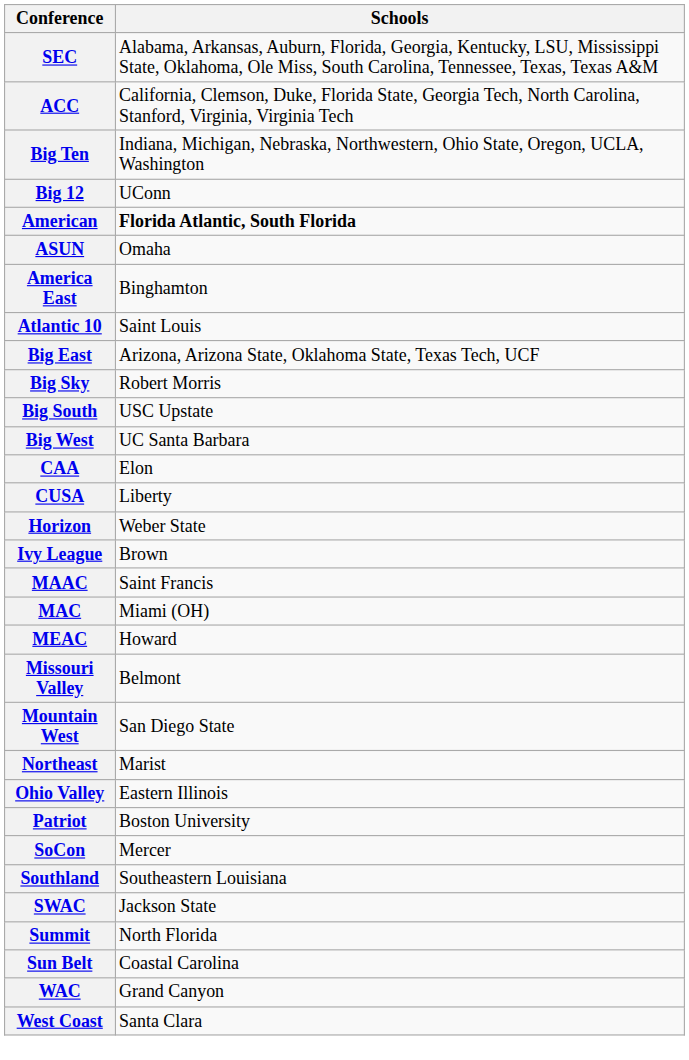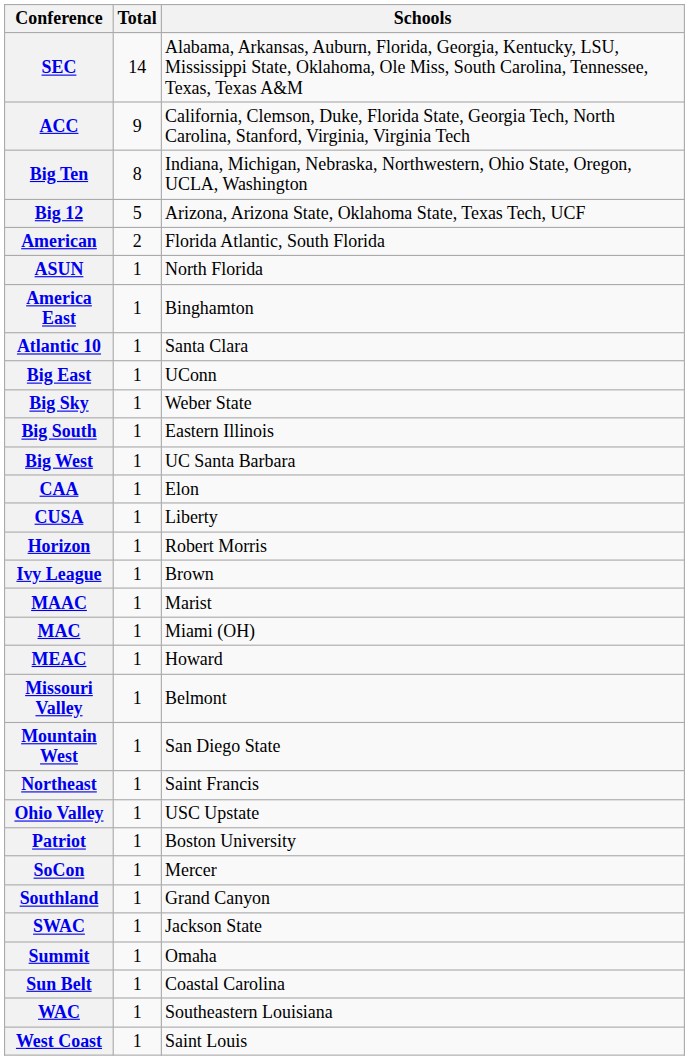+ column: (137, 18)
(145, 192) UConn -> (375, 213) Arizona, Arizona State, Oklahoma State, Texas Tech, UCF
(238, 221) bold -> (275, 241) normal
(145, 249) Omaha -> (214, 269) North Florida
(160, 326) Saint Louis -> (207, 346) Santa Clara
(329, 355) Arizona, Arizona State, Oklahoma State, Texas Tech, UCF -> (191, 375) UConn
(170, 383) Robert Morris -> (208, 403) Weber State
(166, 411) USC Upstate -> (219, 432) Eastern Illinois
(162, 525) Weber State -> (216, 545) Robert Morris
(166, 582) Saint Francis -> (188, 602) Marist
(142, 764) Marist -> (212, 785) Saint Francis
(174, 793) Eastern Illinois -> (212, 813) USC Upstate
(203, 878) Southeastern Louisiana -> (218, 898) Grand Canyon
(168, 935) North Florida -> (191, 955) Omaha
(172, 992) Grand Canyon -> (249, 1012) Southeastern Louisiana
(161, 1020) Santa Clara -> (206, 1040) Saint Louis
